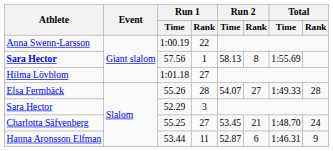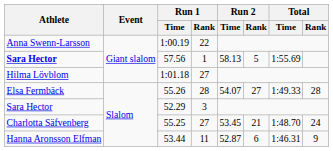(256, 59) 8 -> (256, 59) 5
